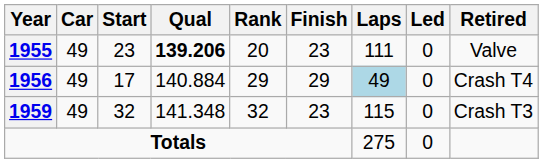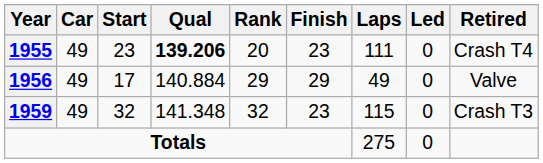(494, 50) Valve -> (494, 50) Crash T4
(379, 81) lightblue background -> (379, 81) no background
(494, 81) Crash T4 -> (494, 81) Valve
